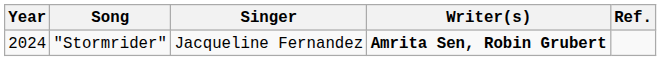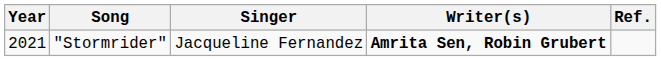(27, 43) 2024 -> (27, 43) 2021
